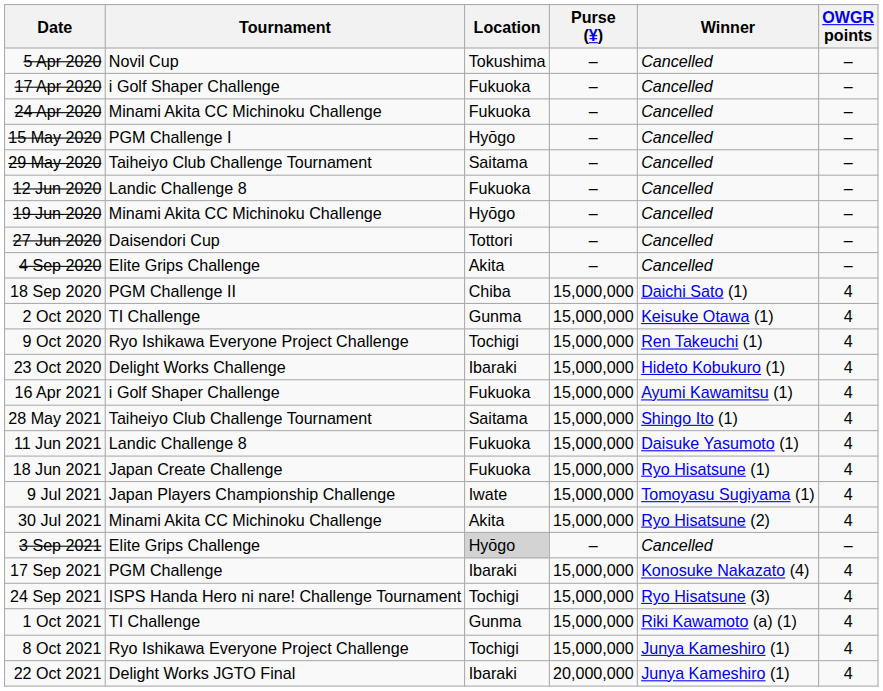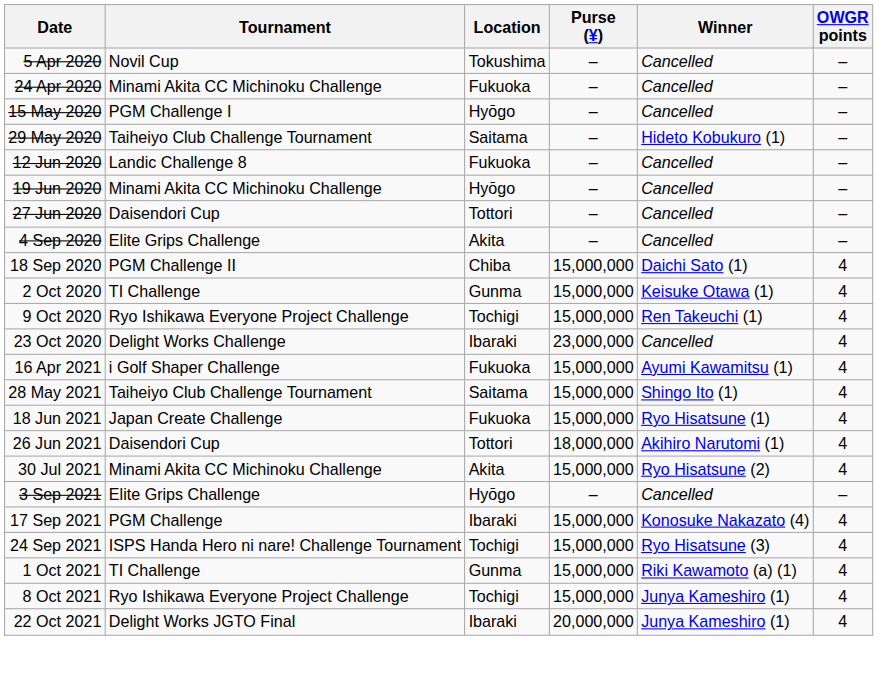- row: (58, 87)
(677, 163) Cancelled -> (713, 138) Hideto Kobukuro (1)
(593, 367) 15,000,000 -> (593, 342) 23,000,000
(713, 367) Hideto Kobukuro (1) -> (677, 342) Cancelled
- row: (58, 444)
+ row: (57, 444)
- row: (64, 495)
(492, 546) lightgrey background -> (492, 495) no background
